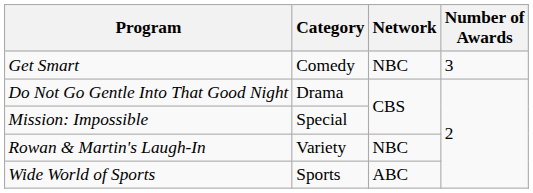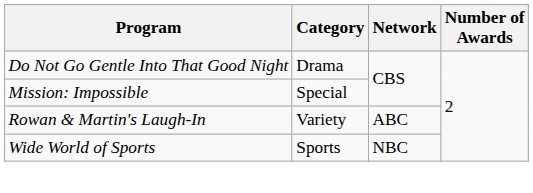- row: (44, 65)
(390, 147) NBC -> (390, 119) ABC
(390, 174) ABC -> (390, 147) NBC
